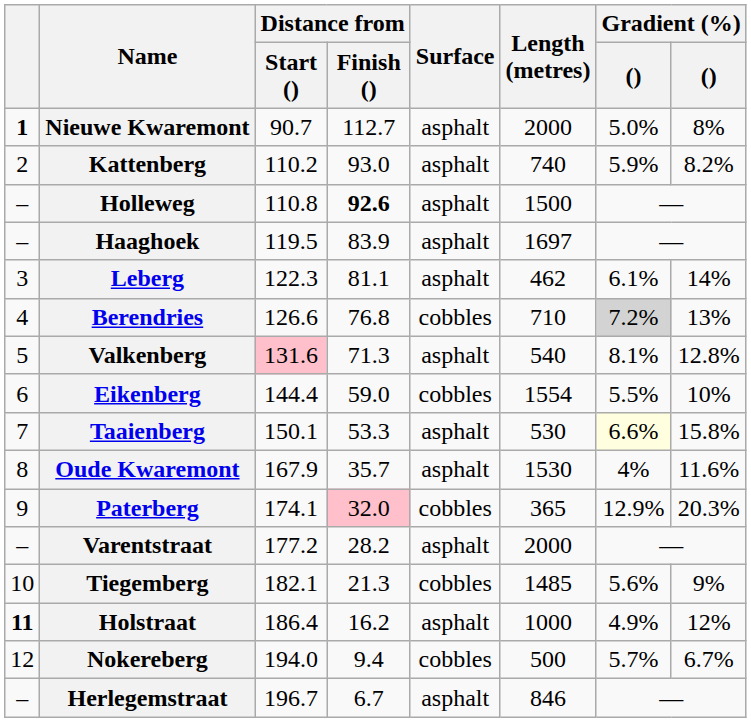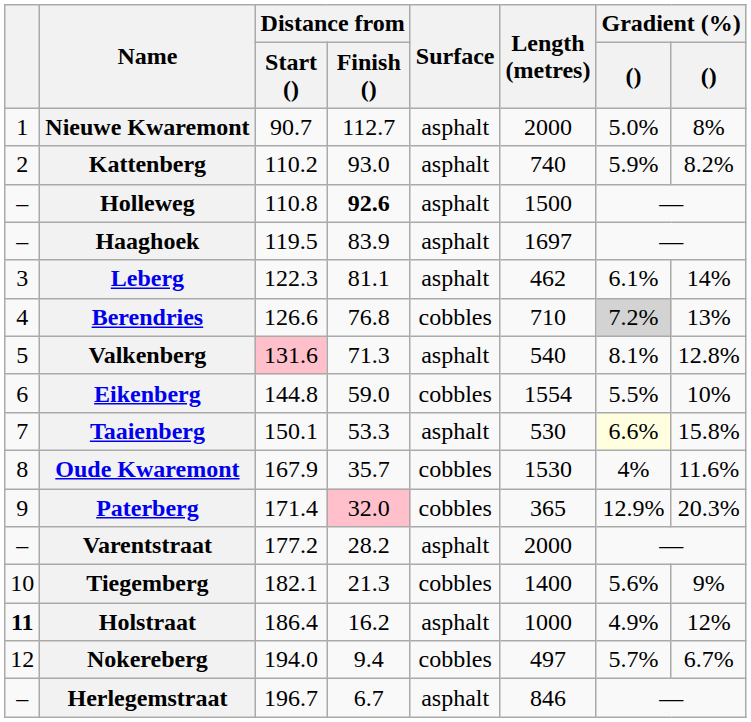(22, 126) bold -> (22, 126) normal
(291, 393) 144.4 -> (291, 393) 144.8
(455, 469) asphalt -> (455, 469) cobbles
(291, 507) 174.1 -> (291, 507) 171.4
(548, 583) 1485 -> (548, 583) 1400
(548, 659) 500 -> (548, 659) 497
